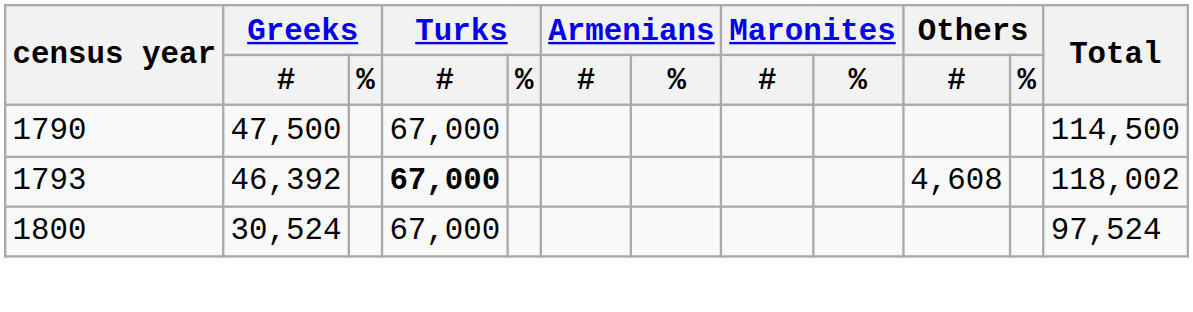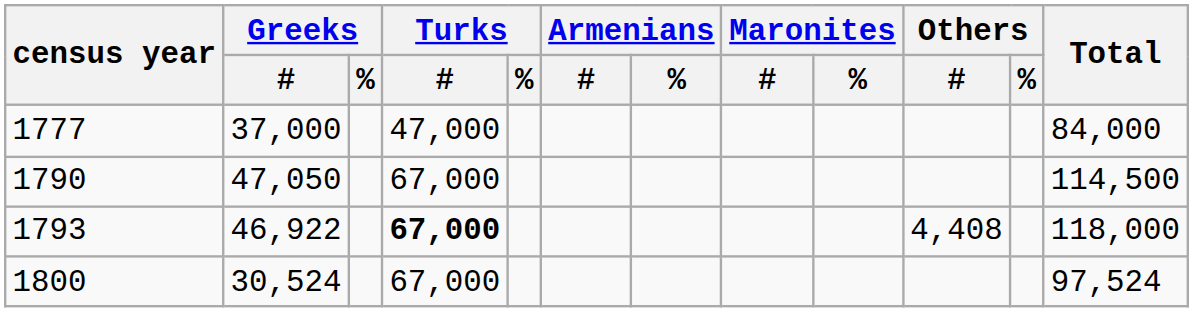+ row: (50, 131)
(286, 131) 47,500 -> (286, 181) 47,050
(286, 181) 46,392 -> (286, 231) 46,922
(957, 181) 4,608 -> (957, 231) 4,408
(1115, 181) 118,002 -> (1115, 231) 118,000
